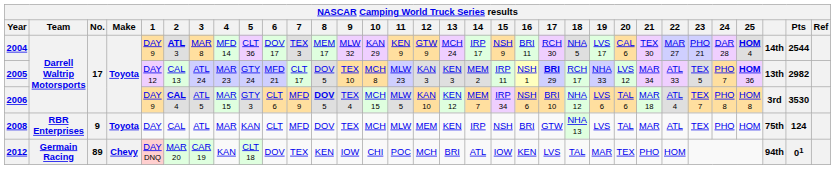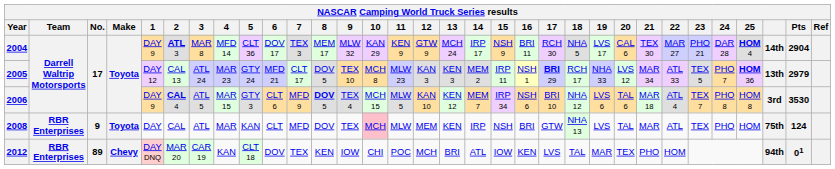(799, 48) 2544 -> (799, 48) 2904
(799, 74) 2982 -> (799, 74) 2979
(375, 126) no background -> (375, 126) pink background
(59, 152) Germain Racing -> (59, 152) RBR Enterprises
